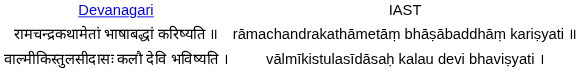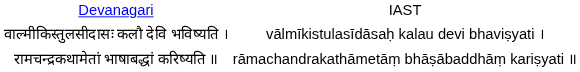rows swapped: (116, 59) <-> (116, 34)
